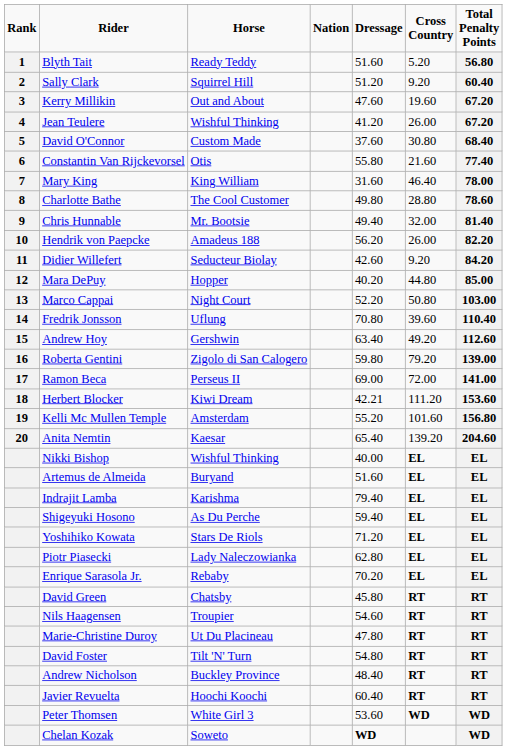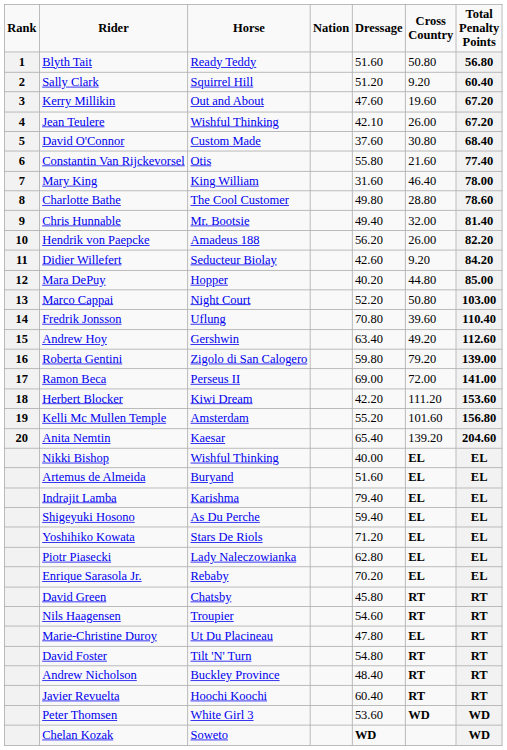(419, 62) 5.20 -> (422, 62) 50.80
(369, 121) 41.20 -> (369, 121) 42.10
(369, 398) 42.21 -> (369, 398) 42.20
(417, 636) RT -> (417, 636) EL
